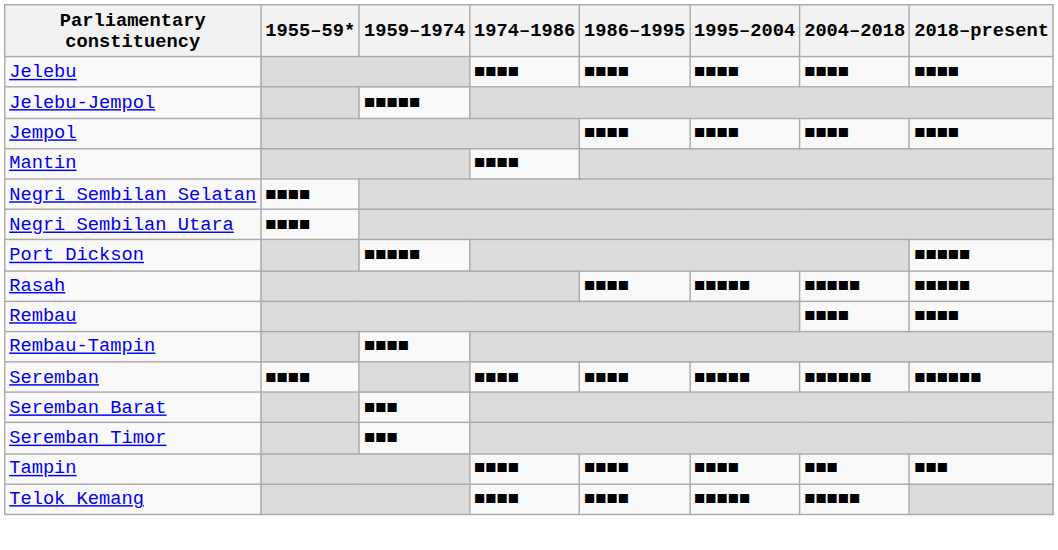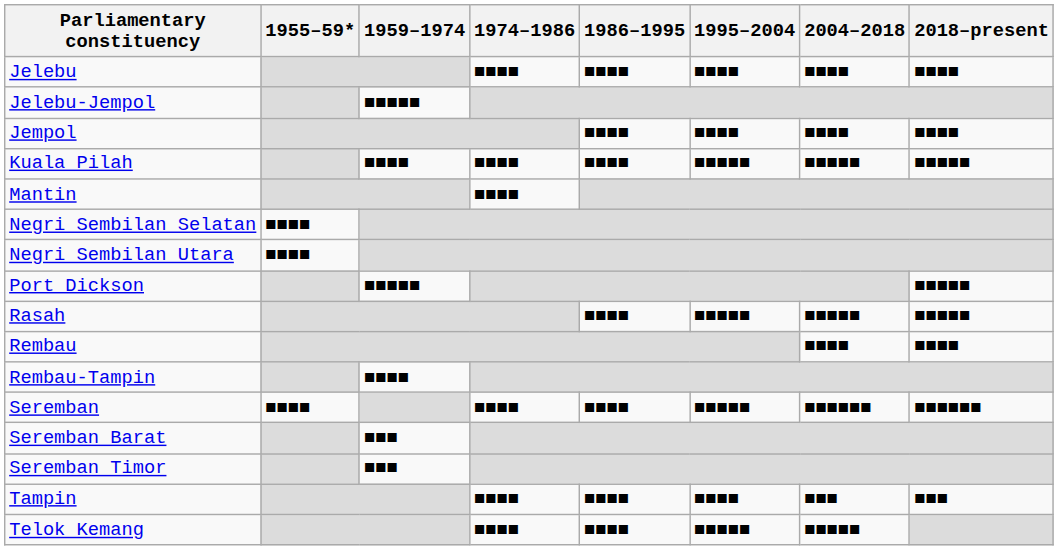+ row: (71, 164)
